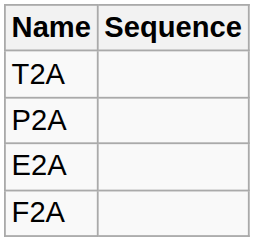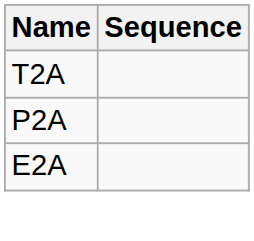- row: (38, 212)
